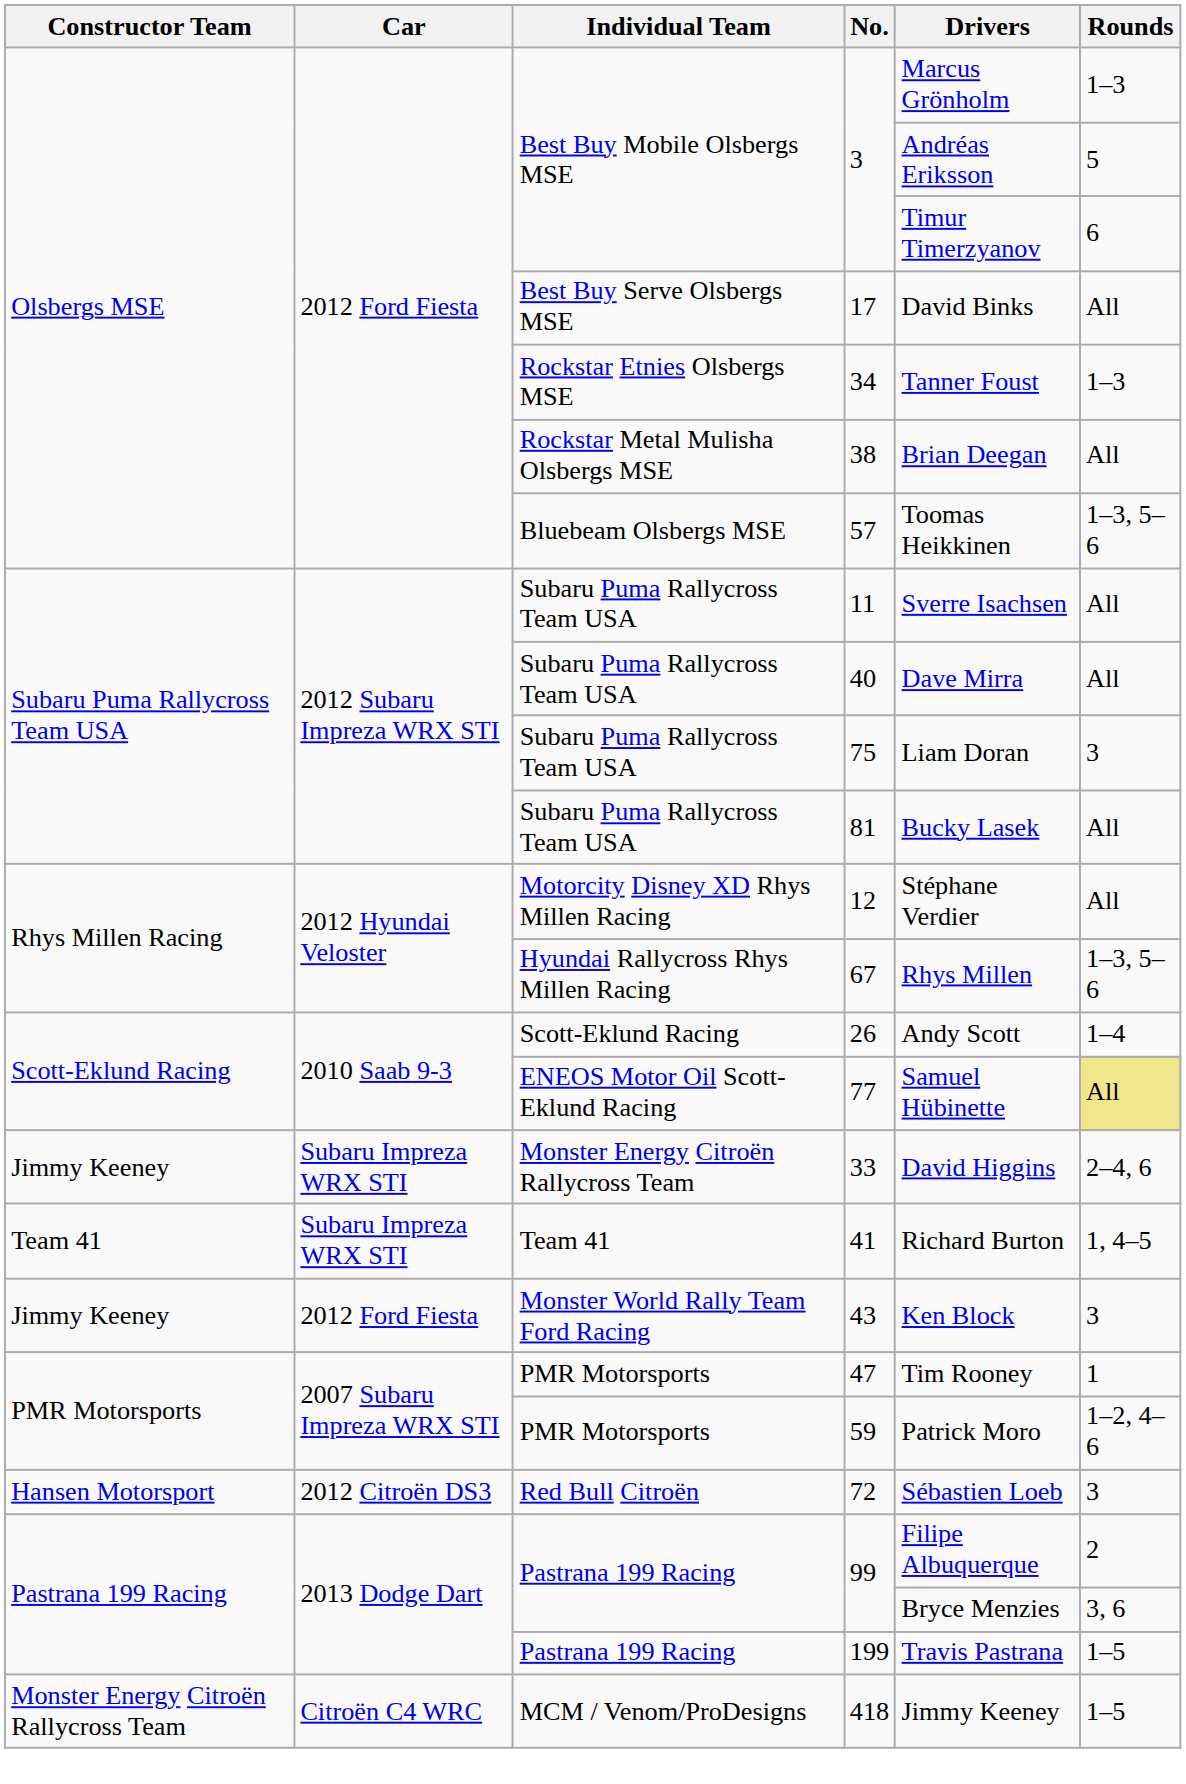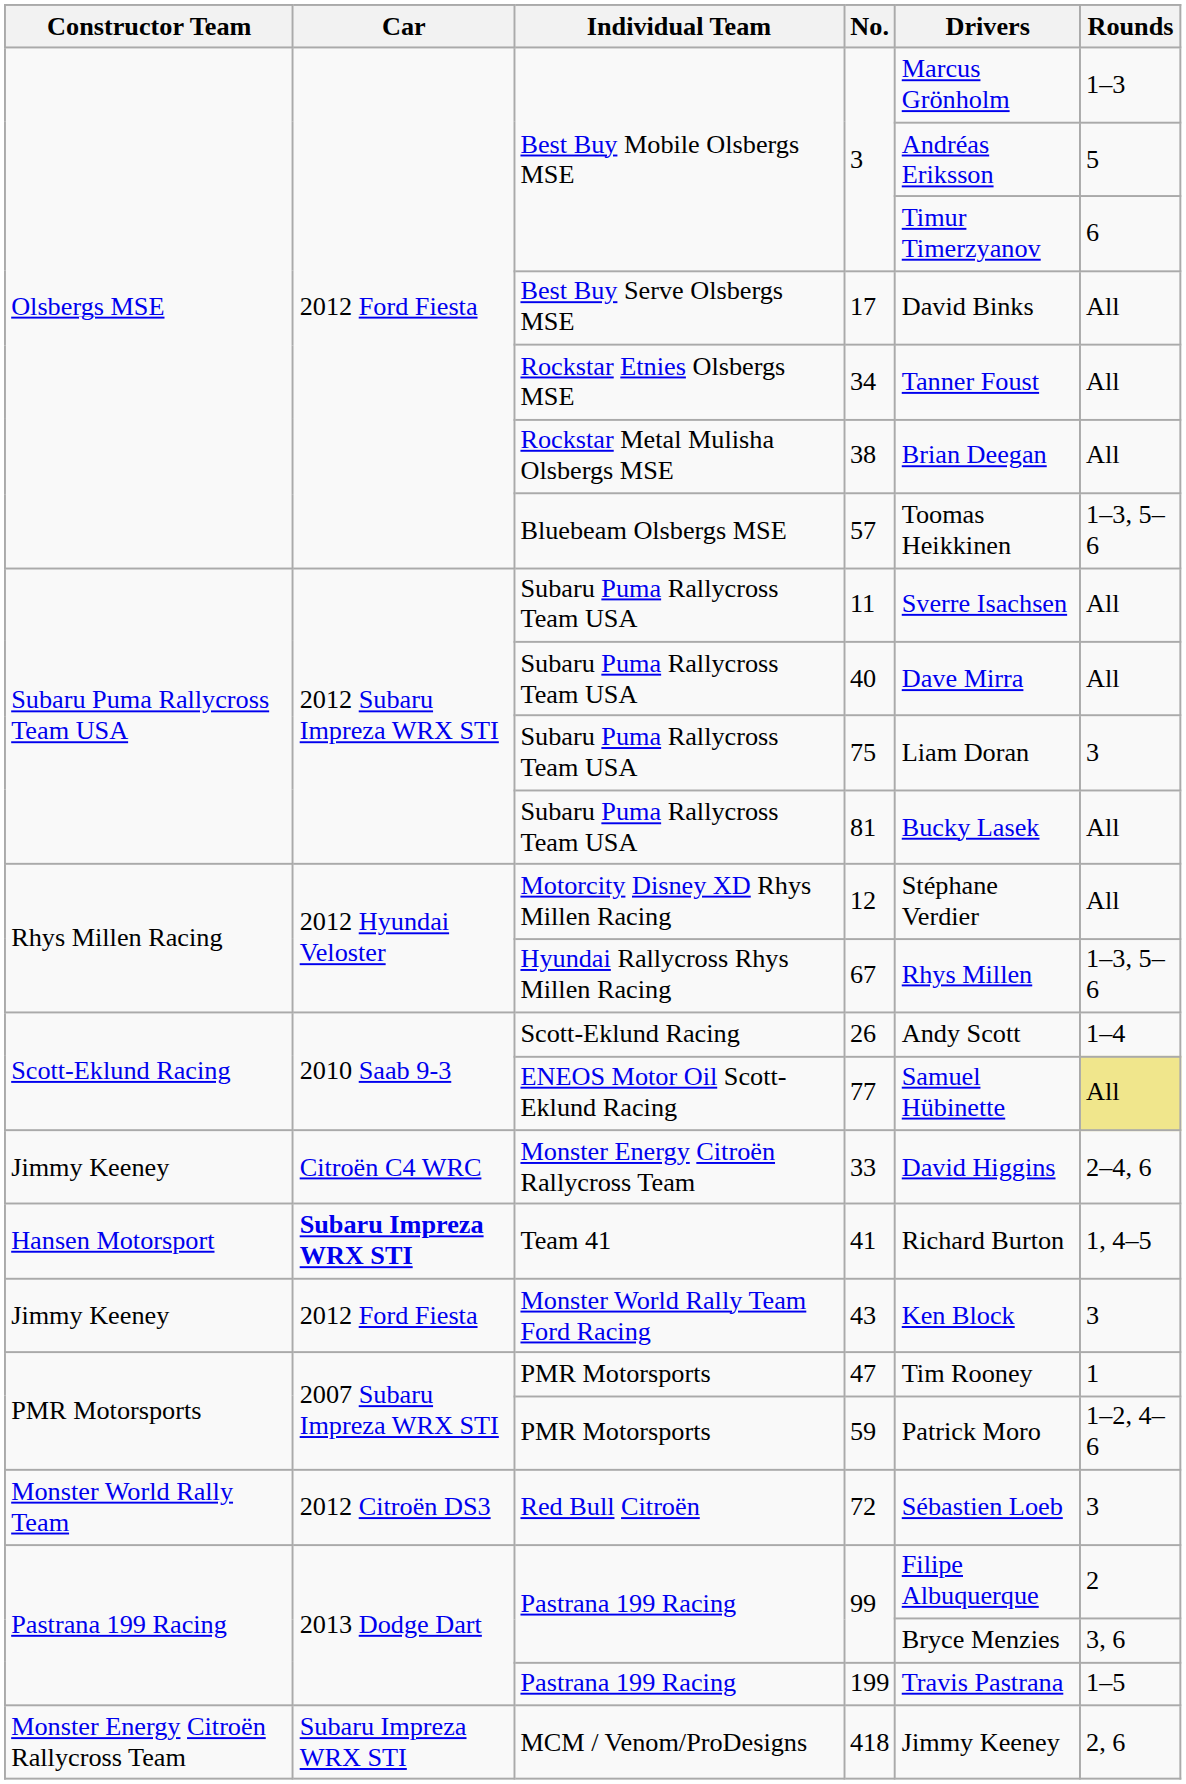(1106, 381) 1–3 -> (1103, 381) All
(384, 1166) Subaru Impreza WRX STI -> (391, 1166) Citroën C4 WRC
(57, 1240) Team 41 -> (113, 1240) Hansen Motorsport
(384, 1240) normal -> (392, 1240) bold
(113, 1490) Hansen Motorsport -> (122, 1506) Monster World Rally Team
(391, 1710) Citroën C4 WRC -> (383, 1741) Subaru Impreza WRX STI
(1106, 1710) 1–5 -> (1106, 1741) 2, 6
